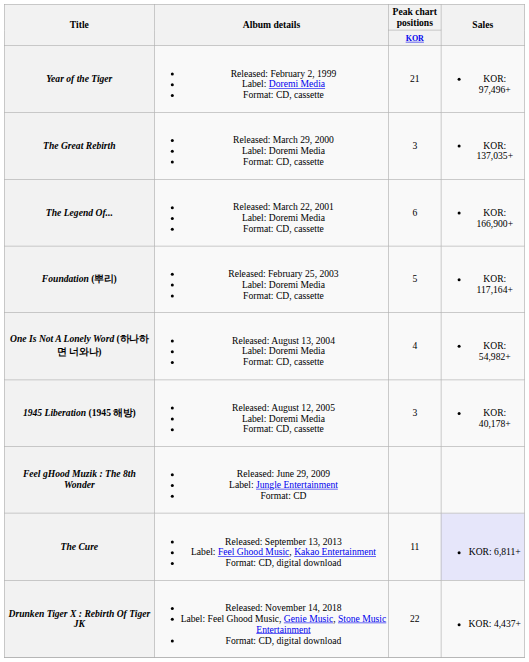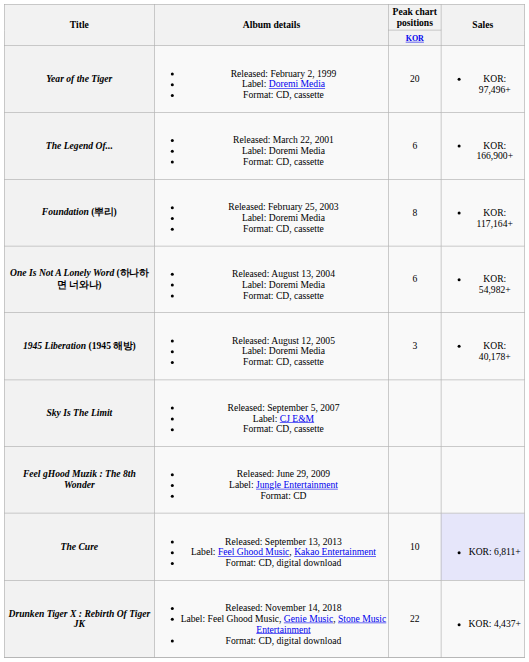(415, 79) 21 -> (415, 79) 20
- row: (79, 145)
(415, 279) 5 -> (415, 212) 8
(415, 346) 4 -> (415, 279) 6
+ row: (79, 413)
(415, 546) 11 -> (415, 546) 10
